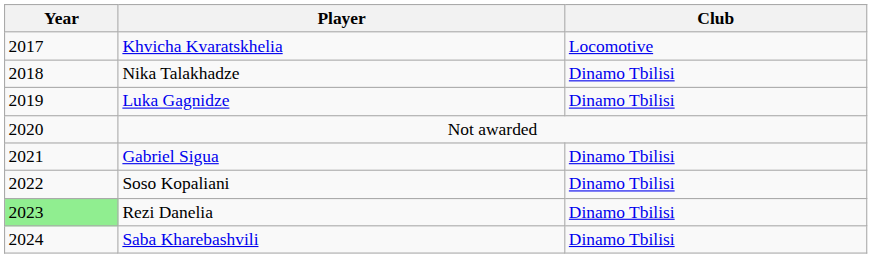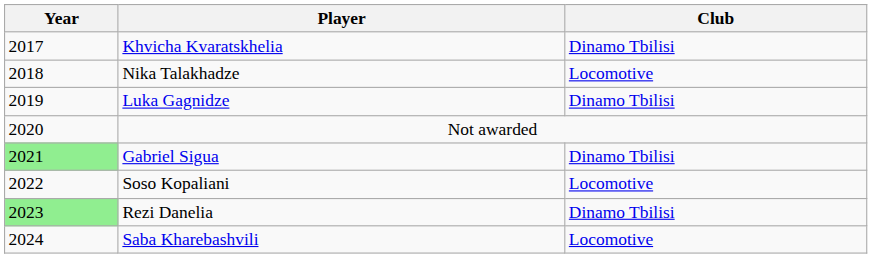(611, 45) Locomotive -> (622, 45) Dinamo Tbilisi
(622, 73) Dinamo Tbilisi -> (611, 73) Locomotive
(26, 156) no background -> (26, 156) lightgreen background
(622, 184) Dinamo Tbilisi -> (611, 184) Locomotive
(622, 239) Dinamo Tbilisi -> (611, 239) Locomotive
